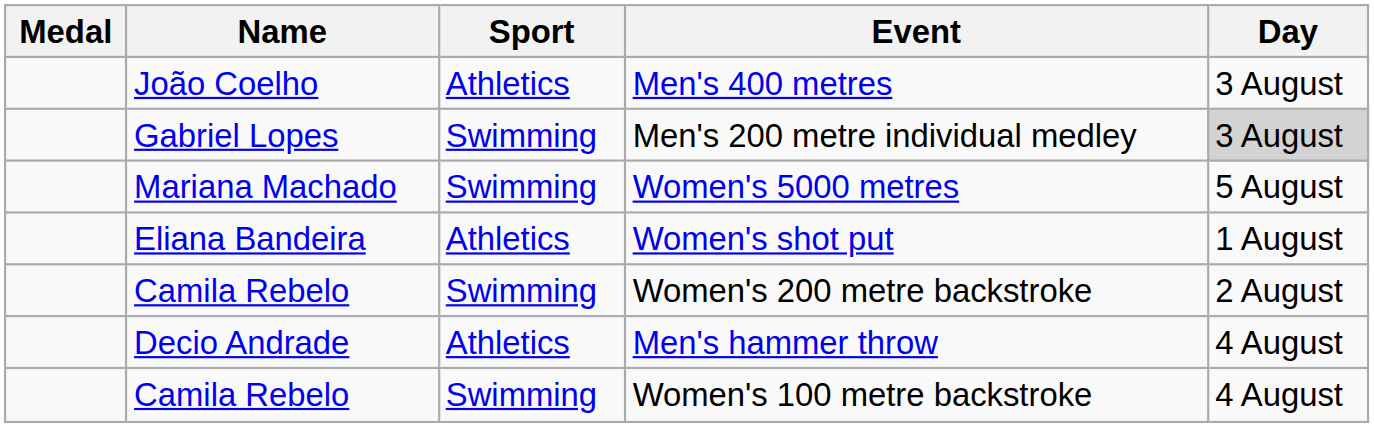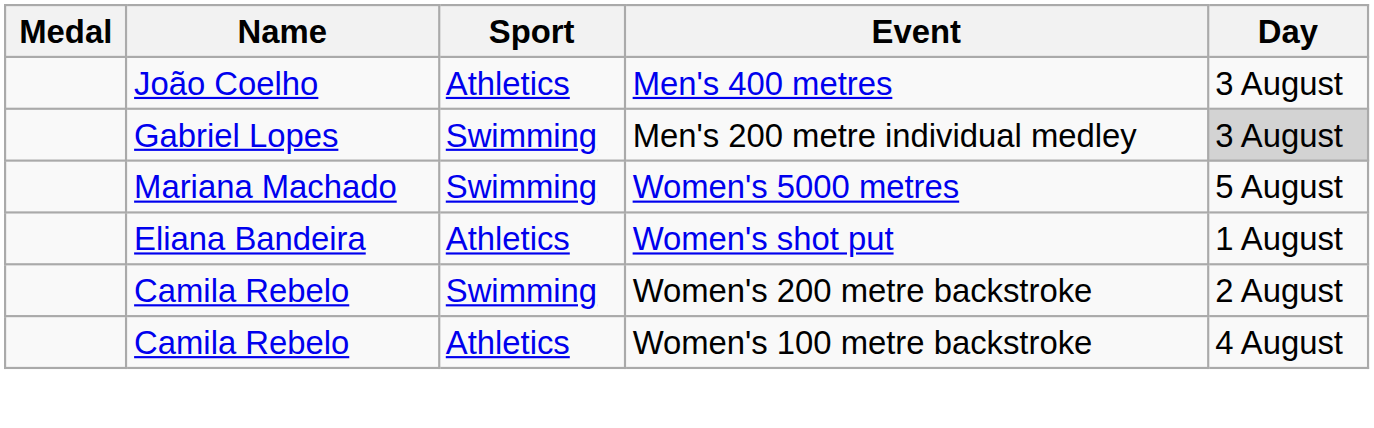- row: (785, 343)
(521, 395) Swimming -> (508, 343) Athletics
